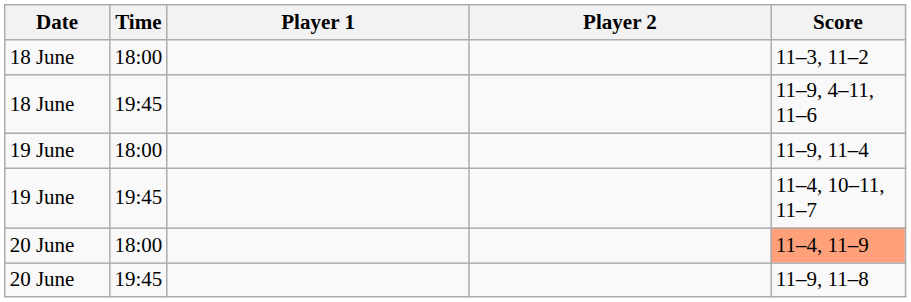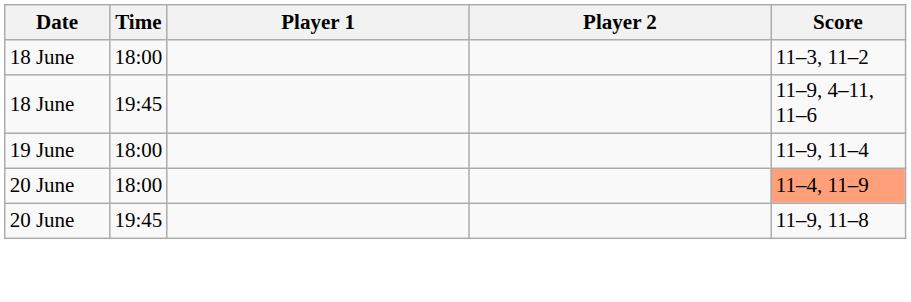- row: (42, 198)
